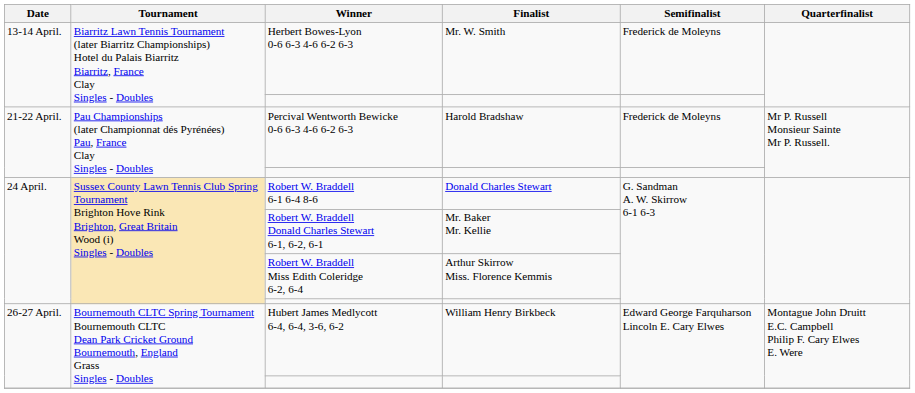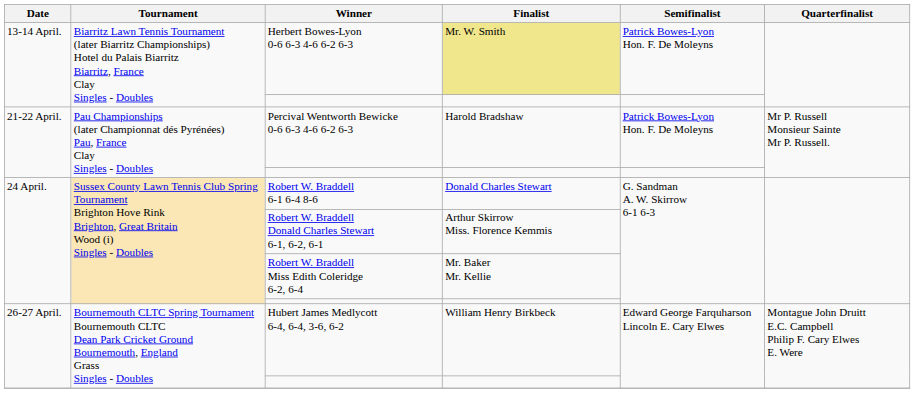(475, 31) no background -> (475, 31) khaki background
(672, 31) Frederick de Moleyns -> (668, 38) Patrick Bowes-Lyon Hon. F. De Moleyns
(672, 115) Frederick de Moleyns -> (668, 122) Patrick Bowes-Lyon Hon. F. De Moleyns
(468, 224) Mr. Baker Mr. Kellie -> (499, 224) Arthur Skirrow Miss. Florence Kemmis
(499, 269) Arthur Skirrow Miss. Florence Kemmis -> (468, 269) Mr. Baker Mr. Kellie
